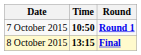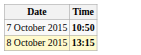- column: (117, 12)
